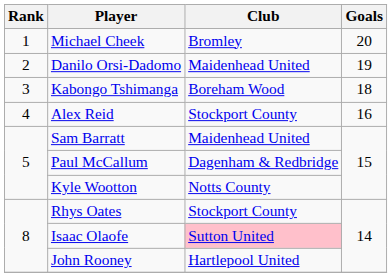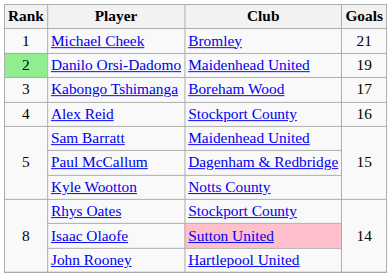(364, 41) 20 -> (364, 41) 21
(26, 65) no background -> (26, 65) lightgreen background
(364, 89) 18 -> (364, 89) 17
